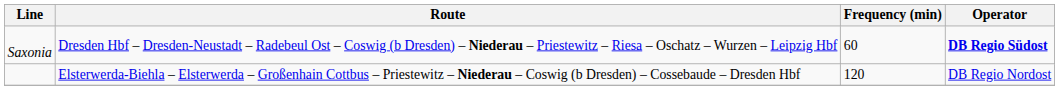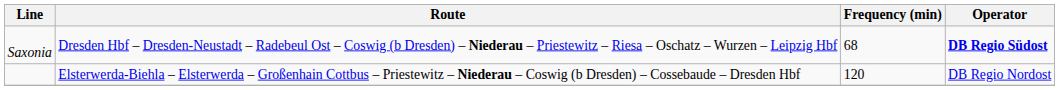(851, 44) 60 -> (851, 44) 68
